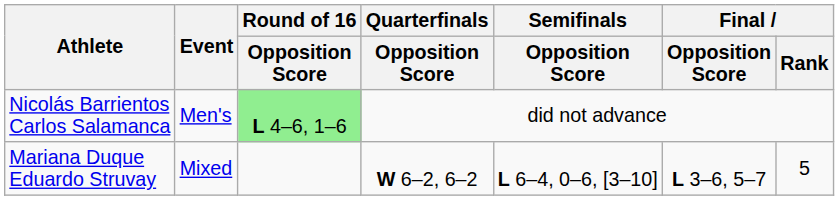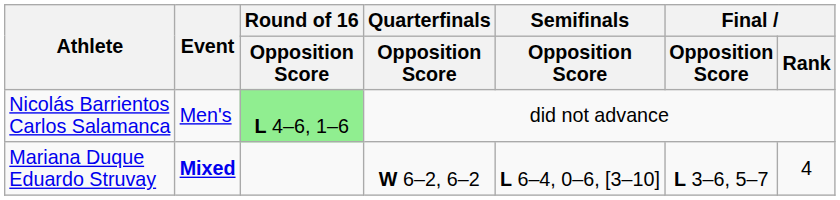(206, 169) normal -> (208, 169) bold
(804, 169) 5 -> (807, 169) 4
